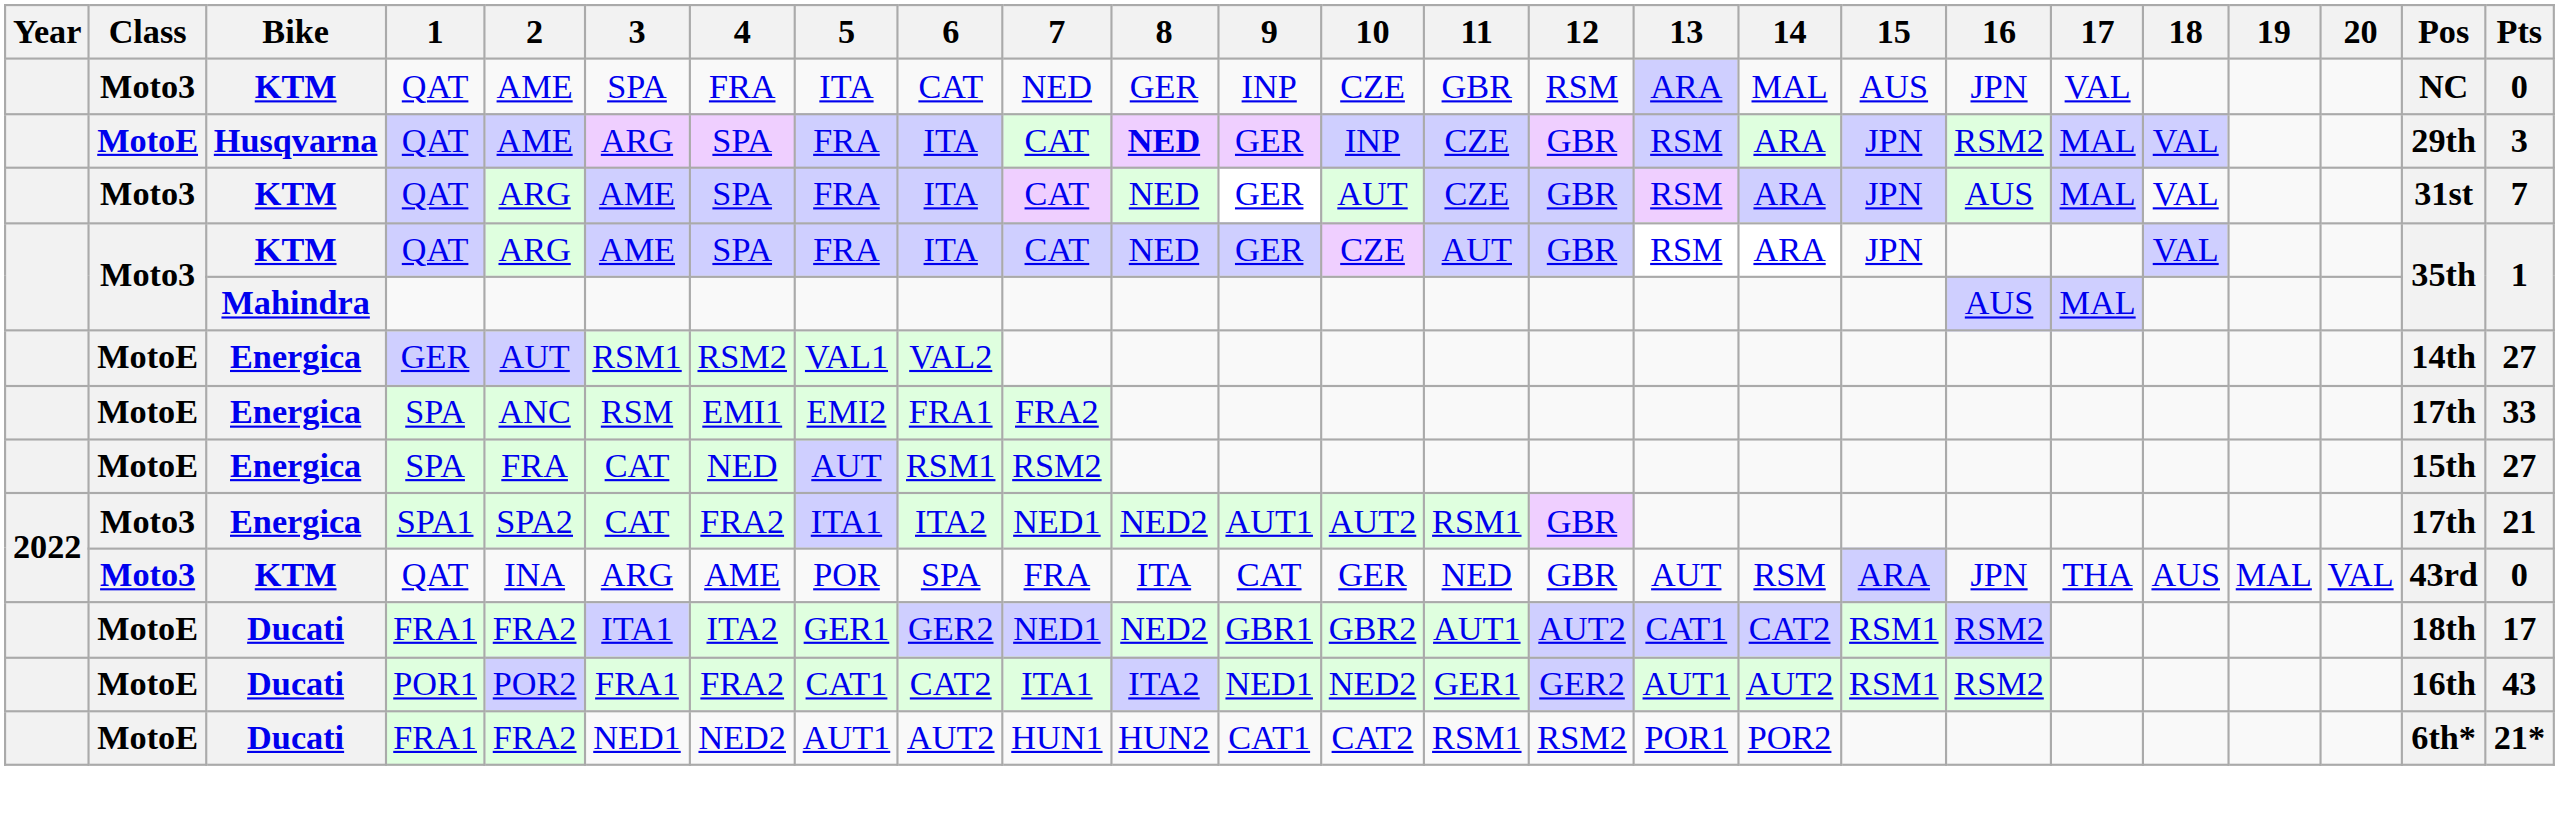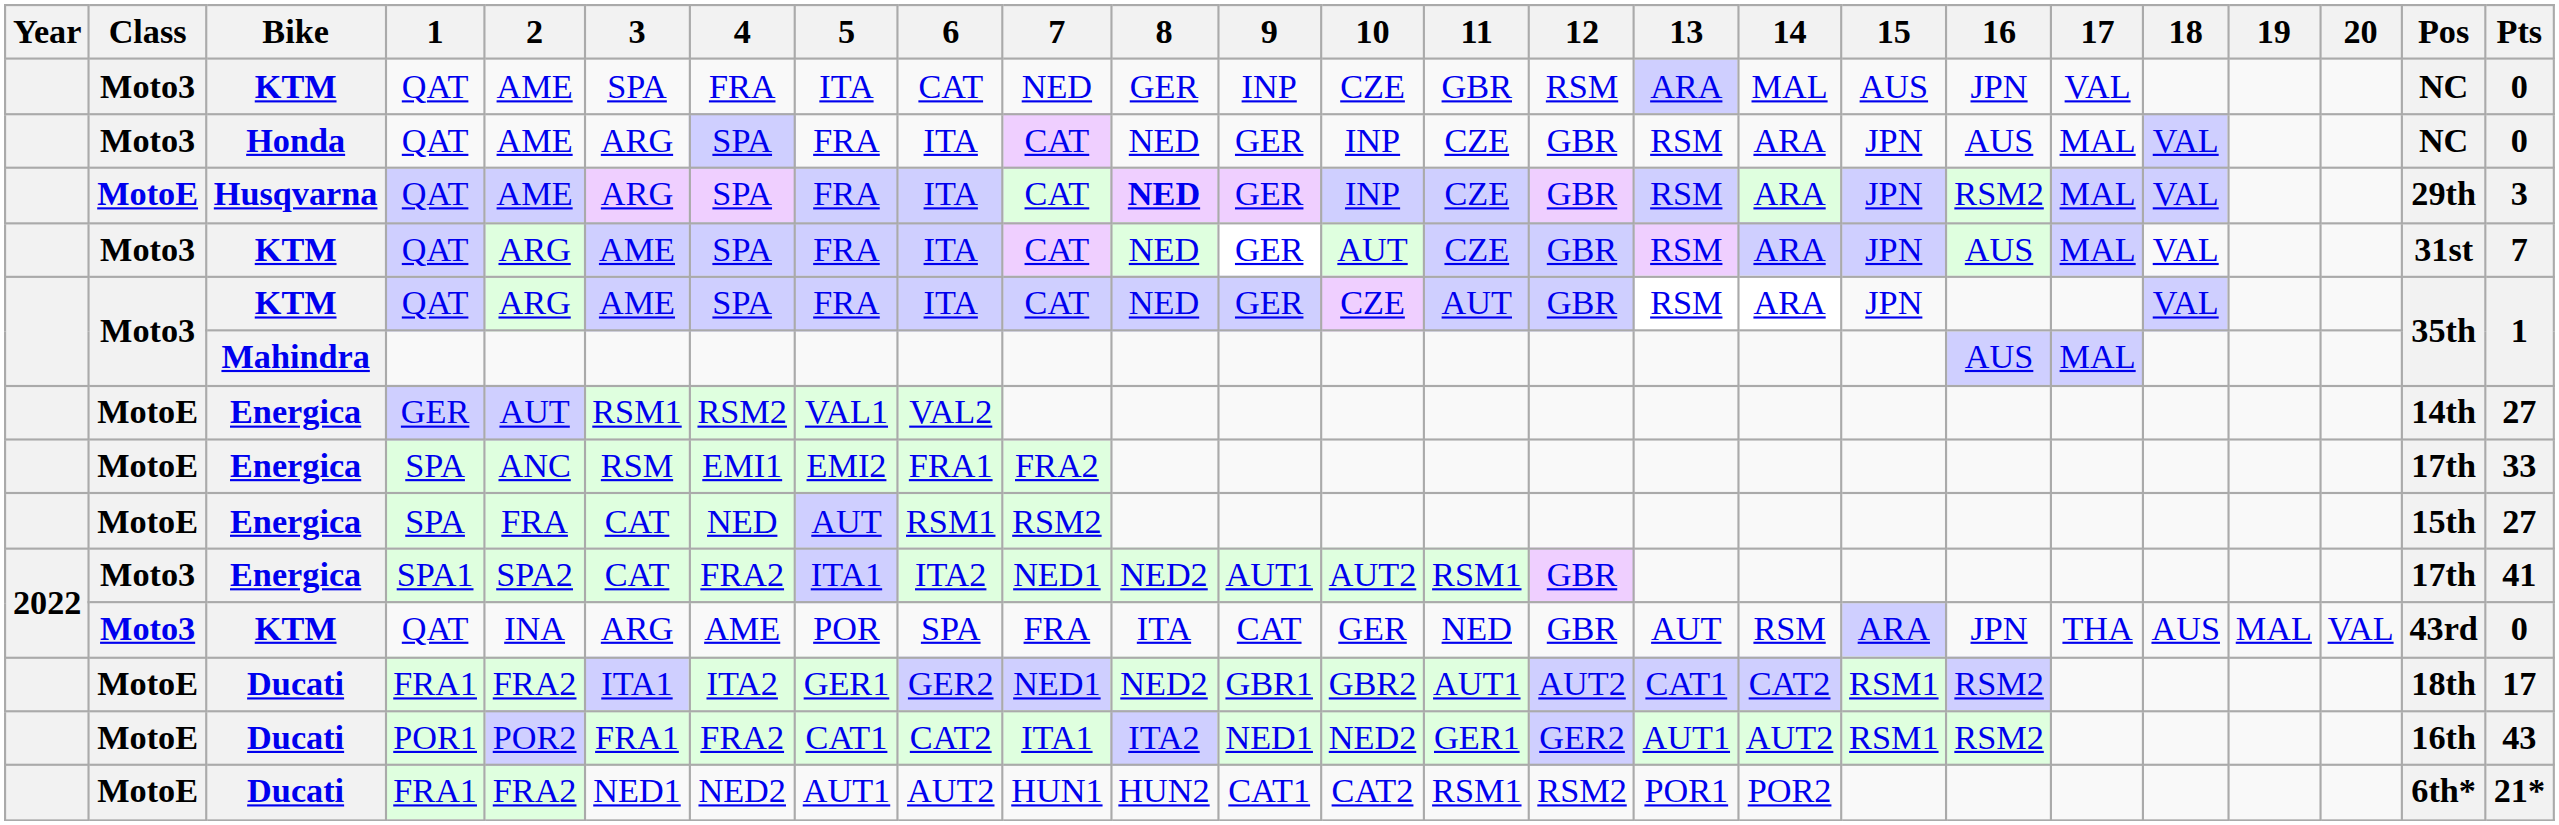+ row: (296, 140)
(2519, 520) 21 -> (2519, 574) 41
